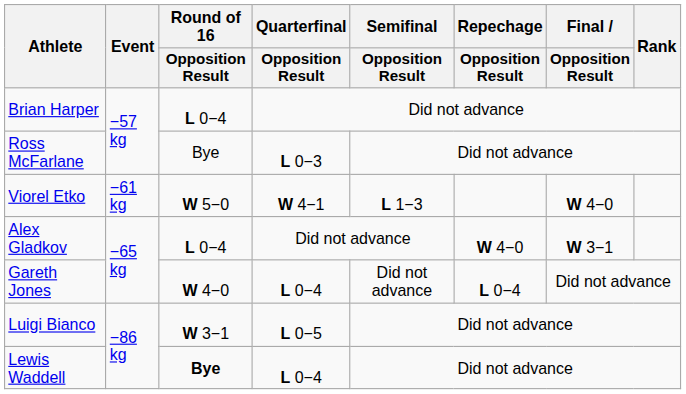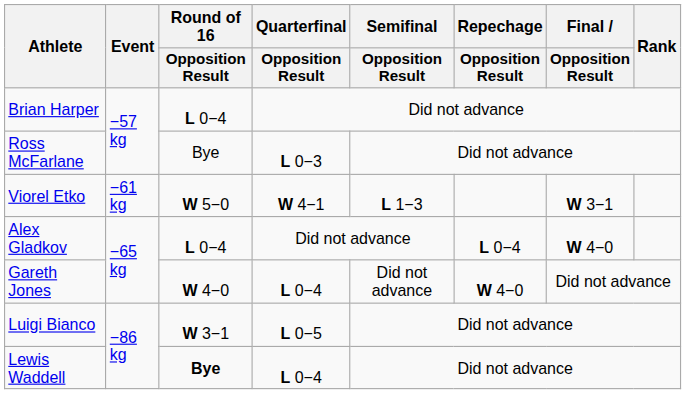(590, 205) W 4−0 -> (590, 205) W 3−1
(500, 248) W 4−0 -> (500, 248) L 0−4
(590, 248) W 3−1 -> (590, 248) W 4−0
(500, 291) L 0−4 -> (500, 291) W 4−0
